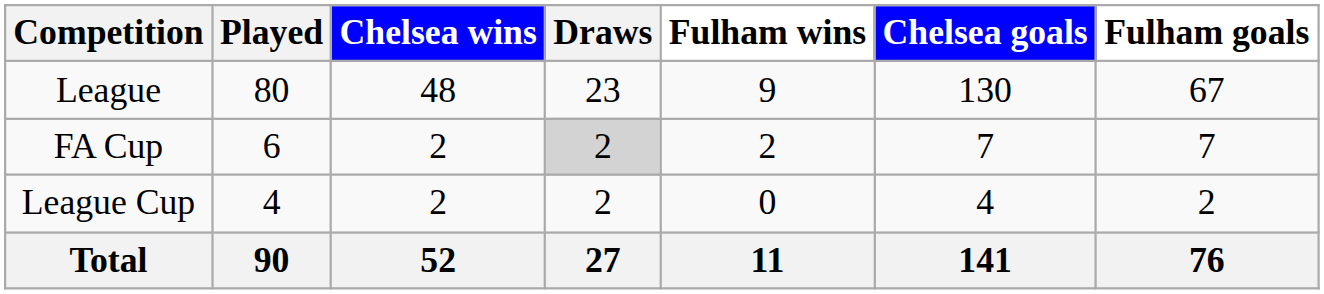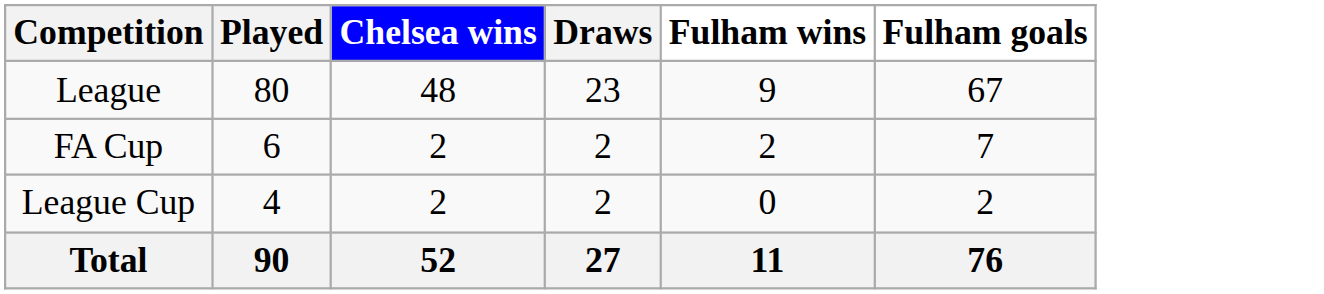- column: (985, 32)
(603, 145) lightgrey background -> (603, 145) no background
